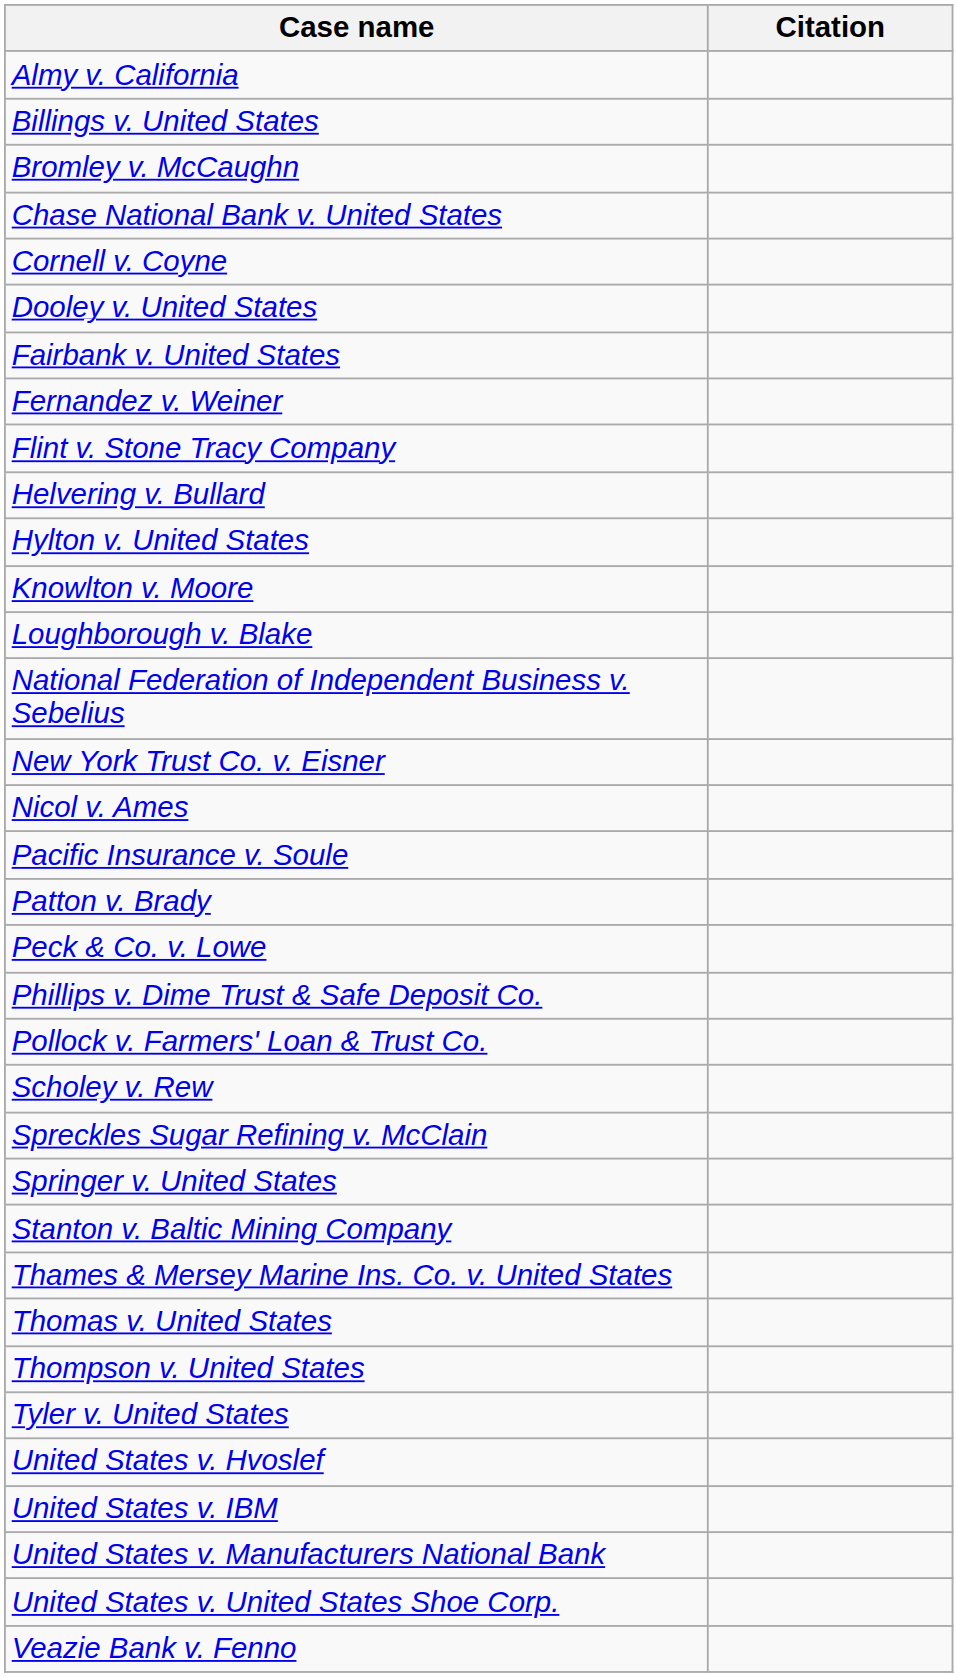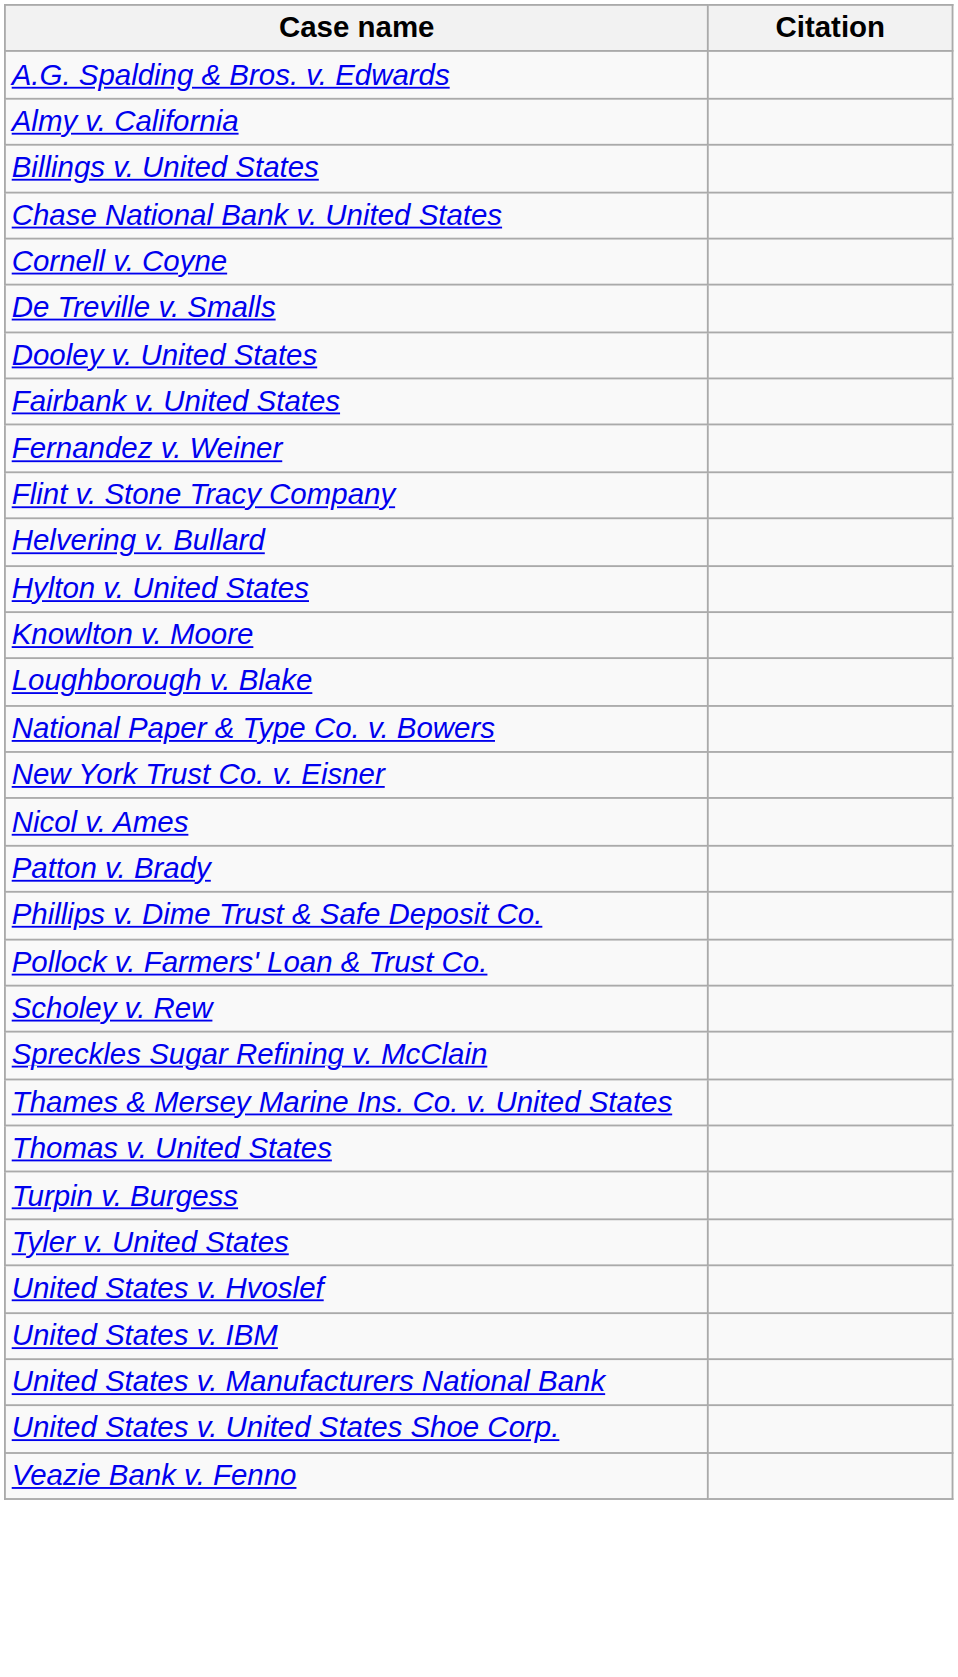+ row: (231, 74)
- row: (155, 167)
+ row: (144, 307)
- row: (321, 698)
+ row: (253, 728)
- row: (180, 854)
- row: (139, 948)
- row: (174, 1181)
- row: (232, 1228)
- row: (188, 1368)
+ row: (125, 1195)
